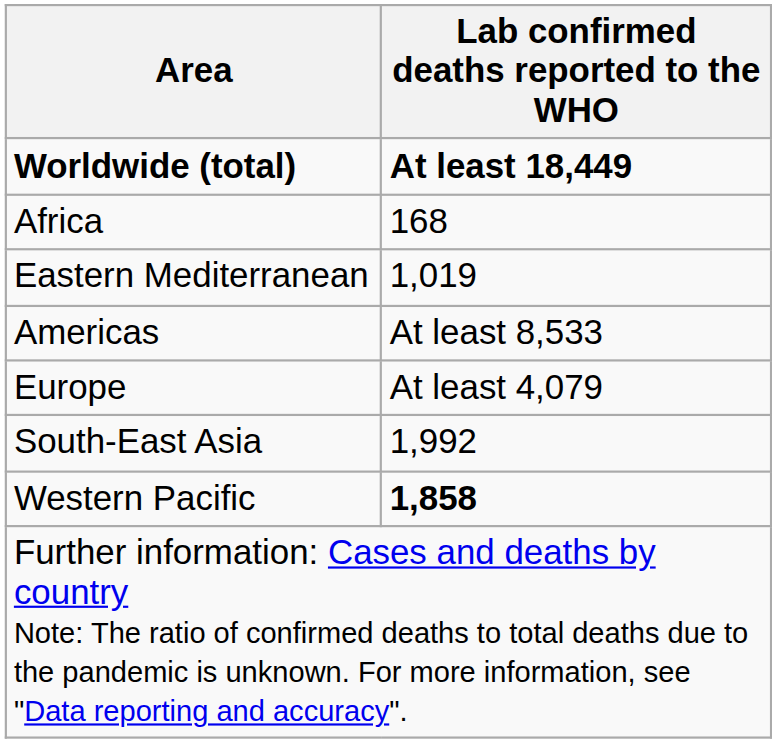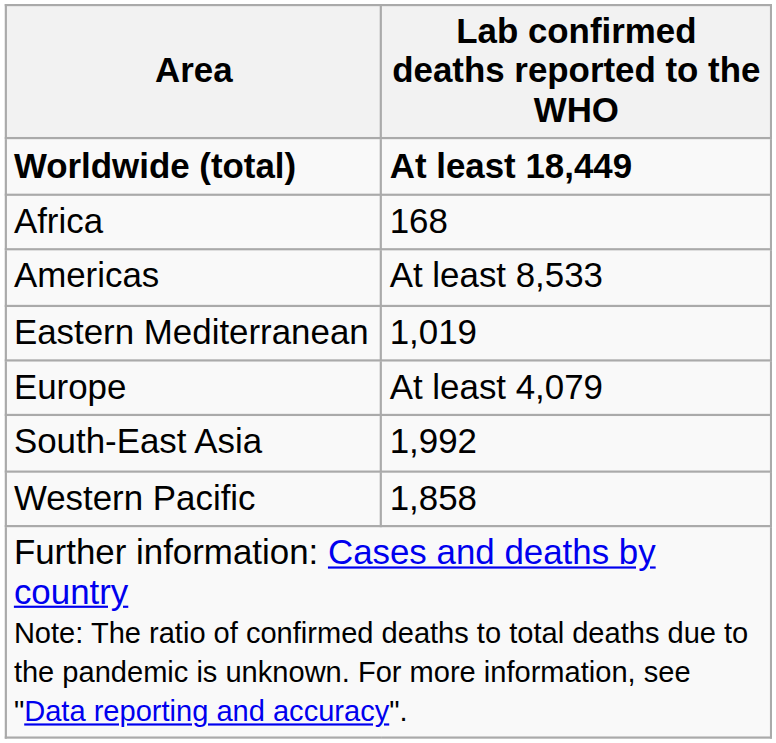rows swapped: (87, 331) <-> (191, 276)
(433, 497) bold -> (433, 497) normal
